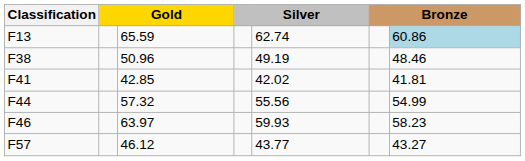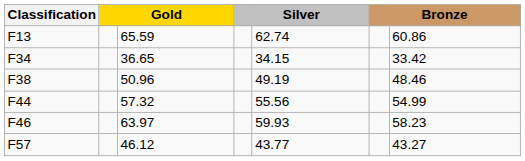(409, 36) lightblue background -> (409, 36) no background
+ row: (19, 58)
- row: (19, 79)
